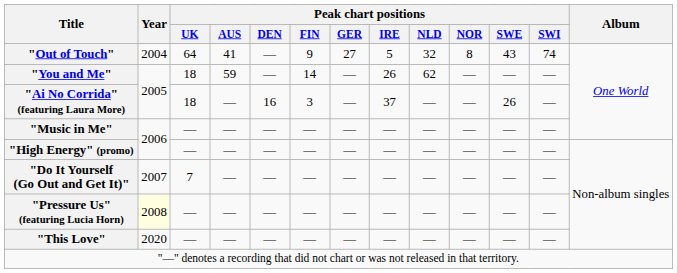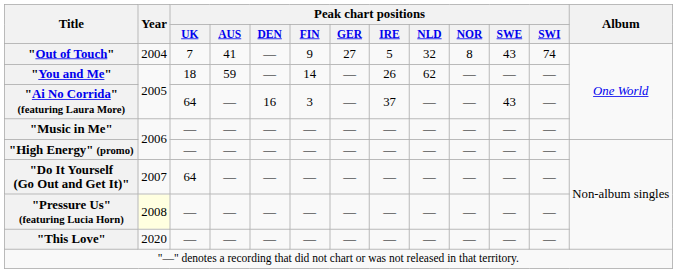(190, 53) 64 -> (190, 53) 7
(190, 101) 18 -> (190, 101) 64
(509, 101) 26 -> (509, 101) 43
(190, 177) 7 -> (190, 177) 64
